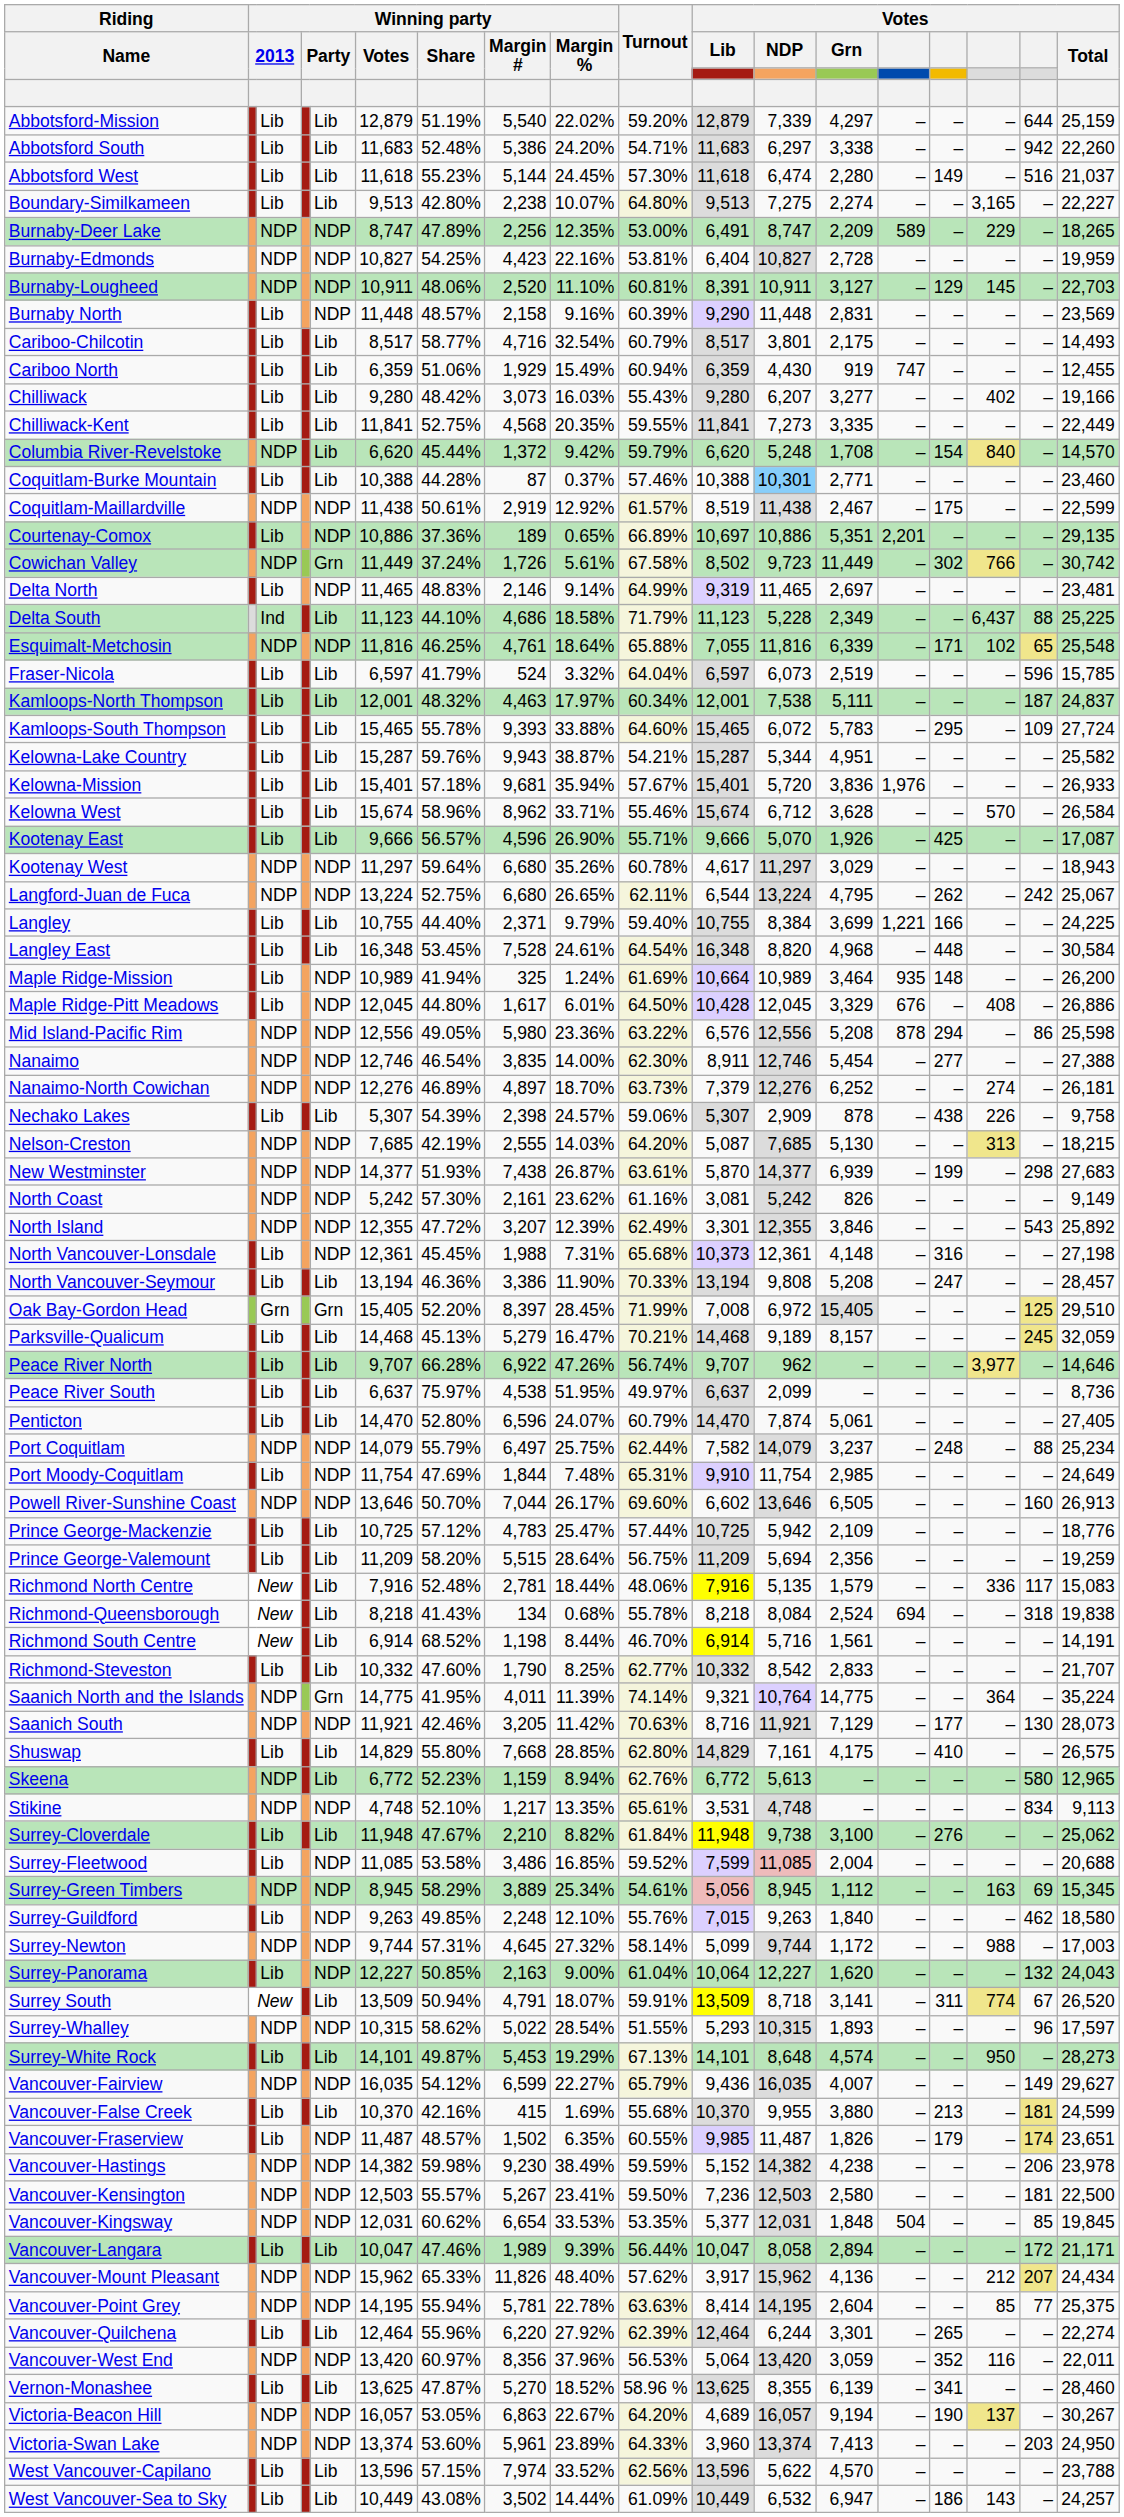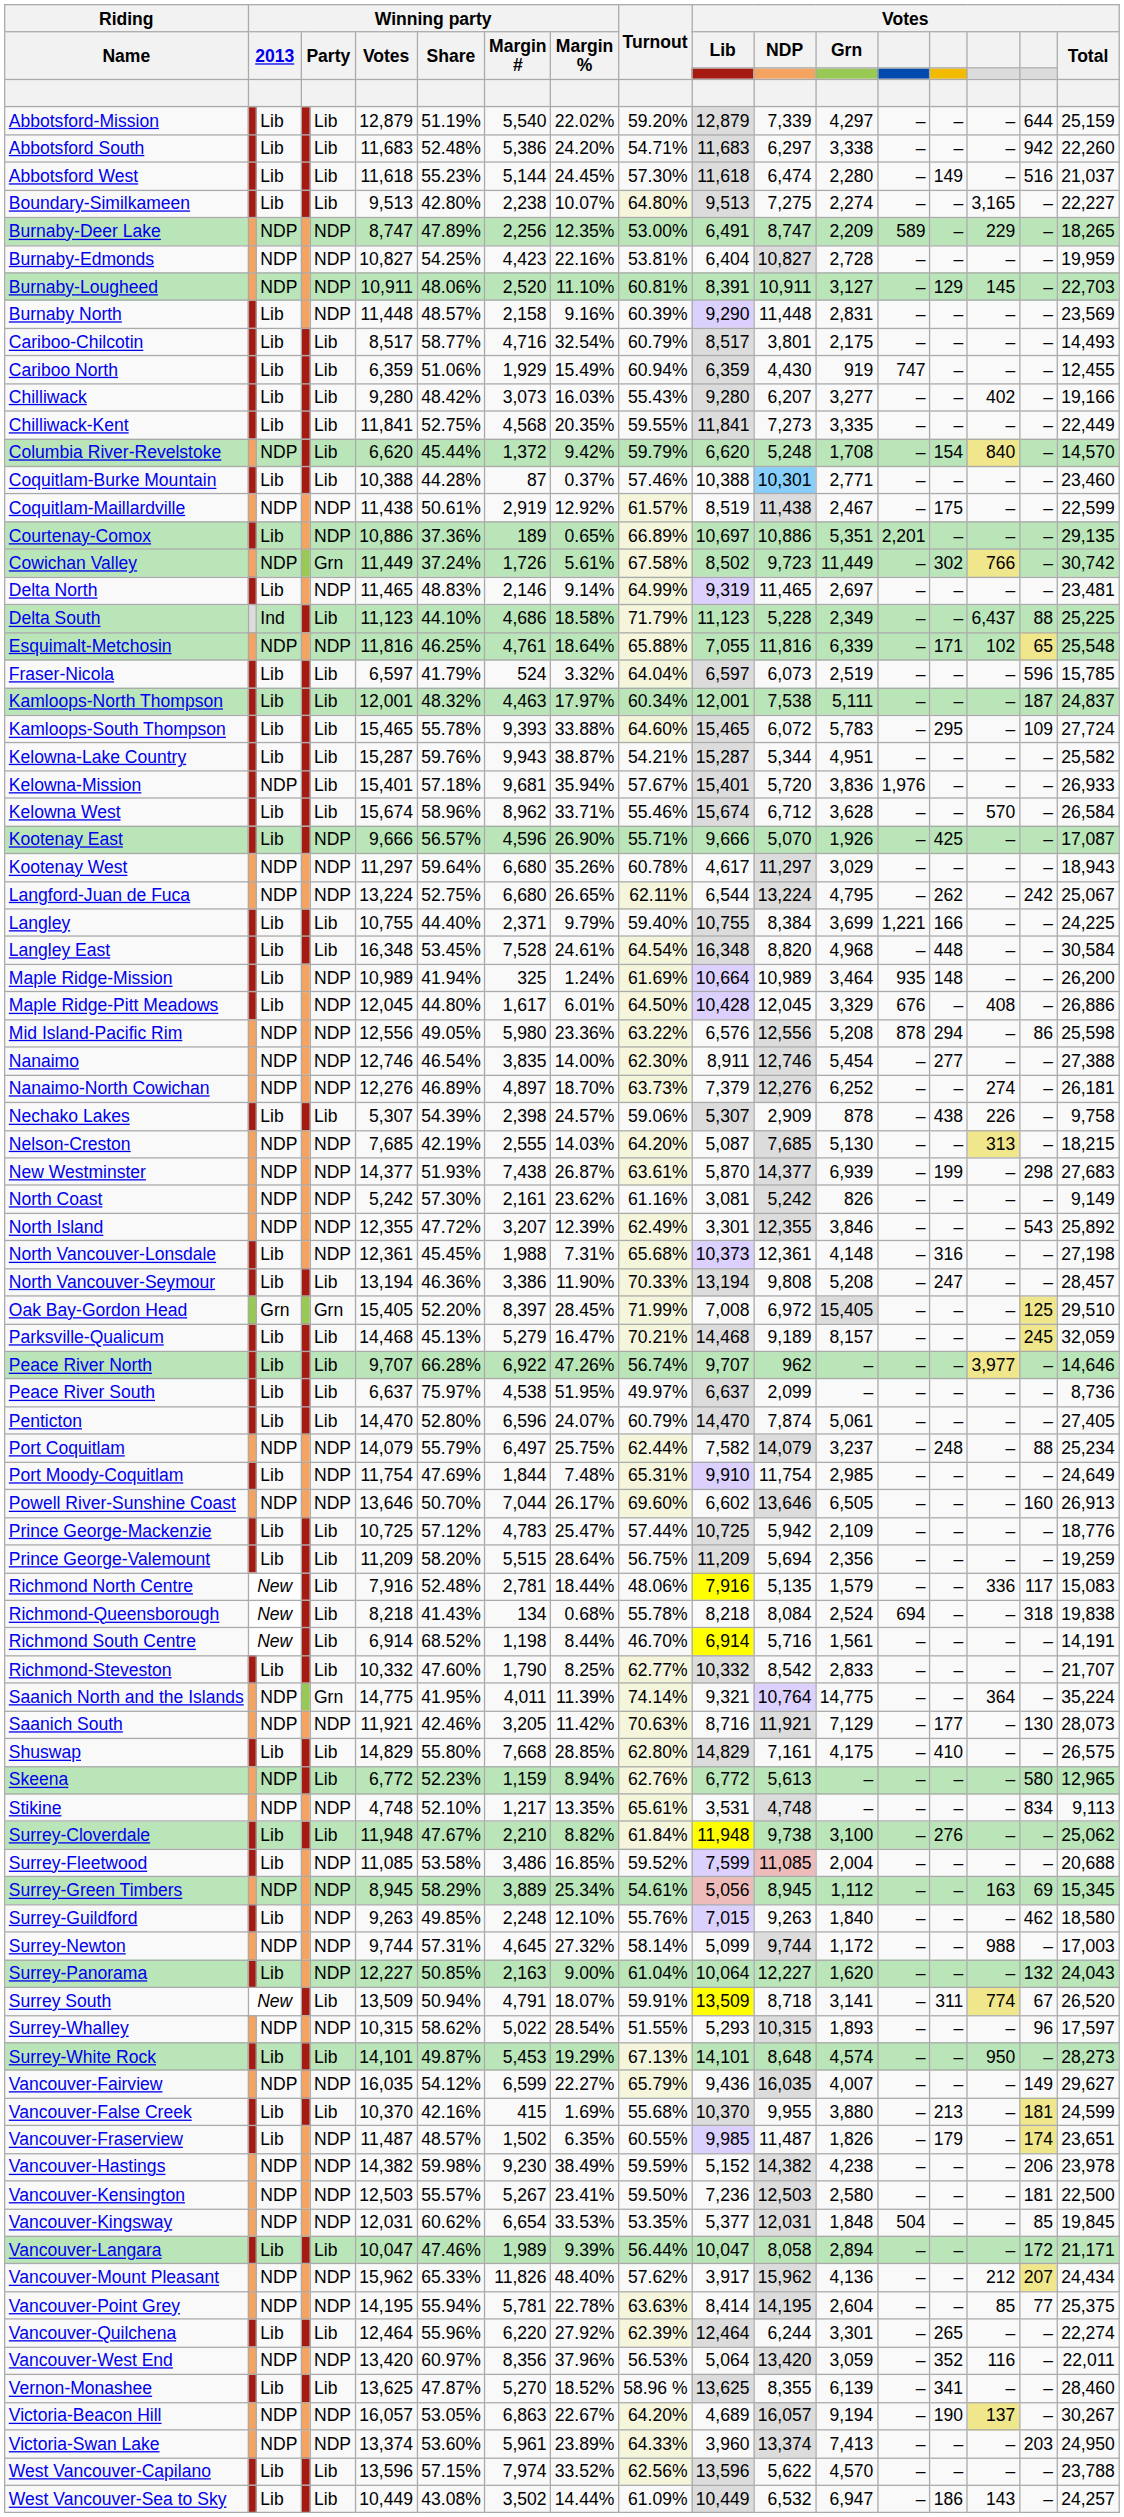(272, 784) Lib -> (279, 784) NDP
(326, 839) Lib -> (332, 839) NDP
